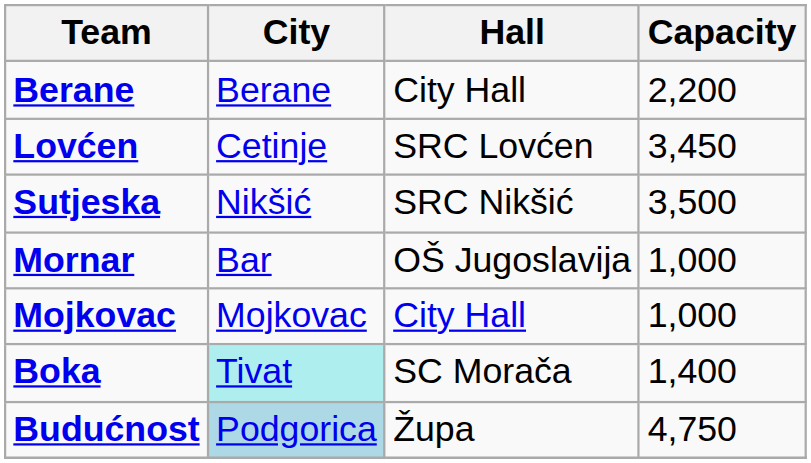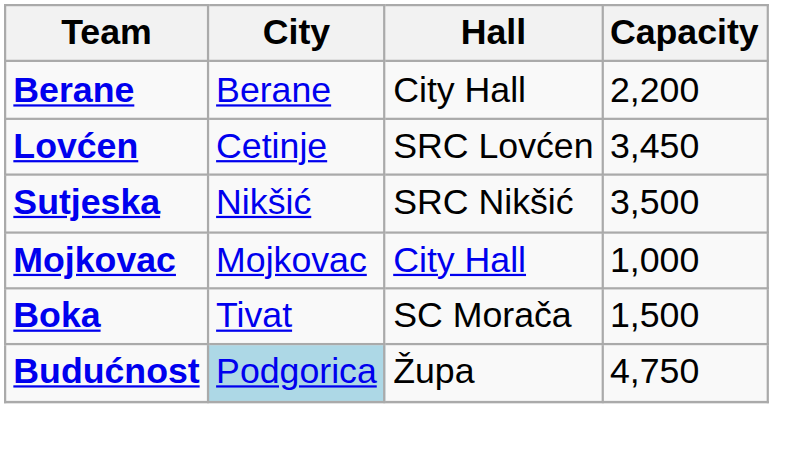- row: (74, 259)
(254, 372) paleturquoise background -> (254, 315) no background
(692, 372) 1,400 -> (655, 315) 1,500
